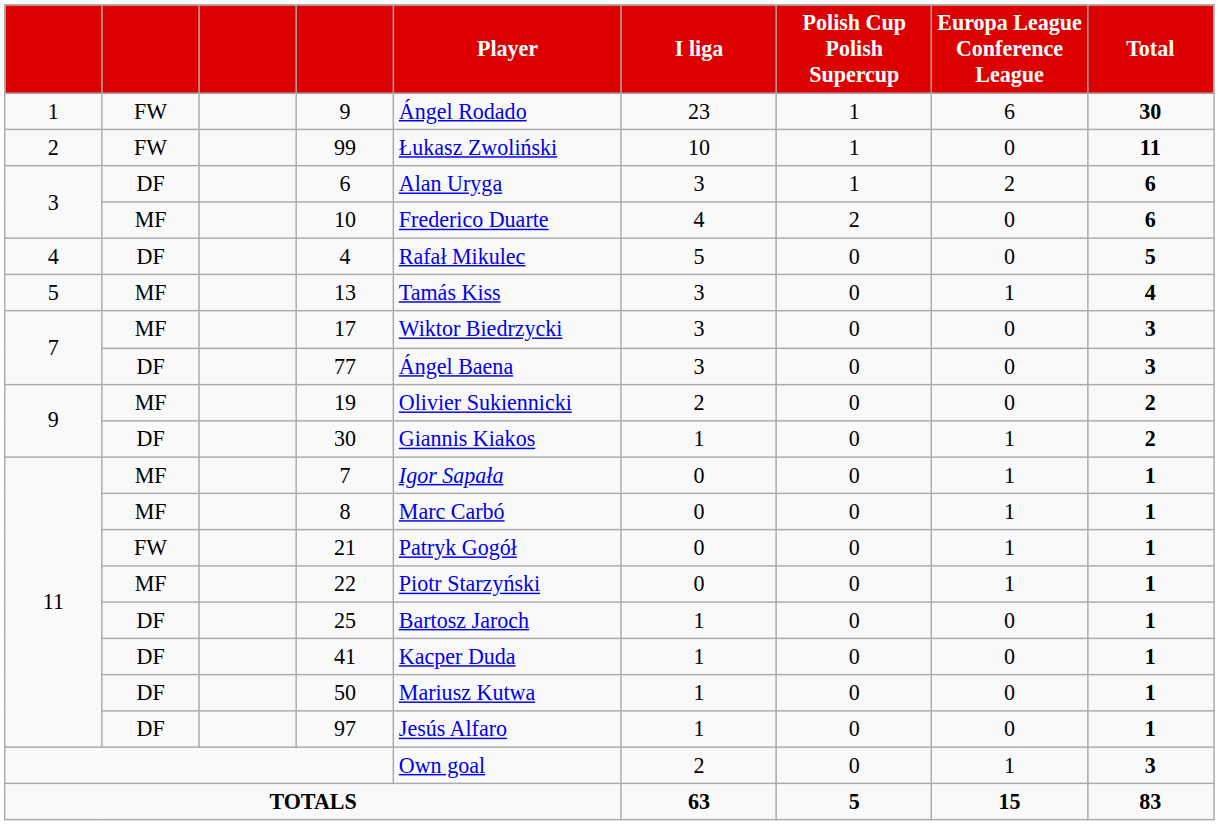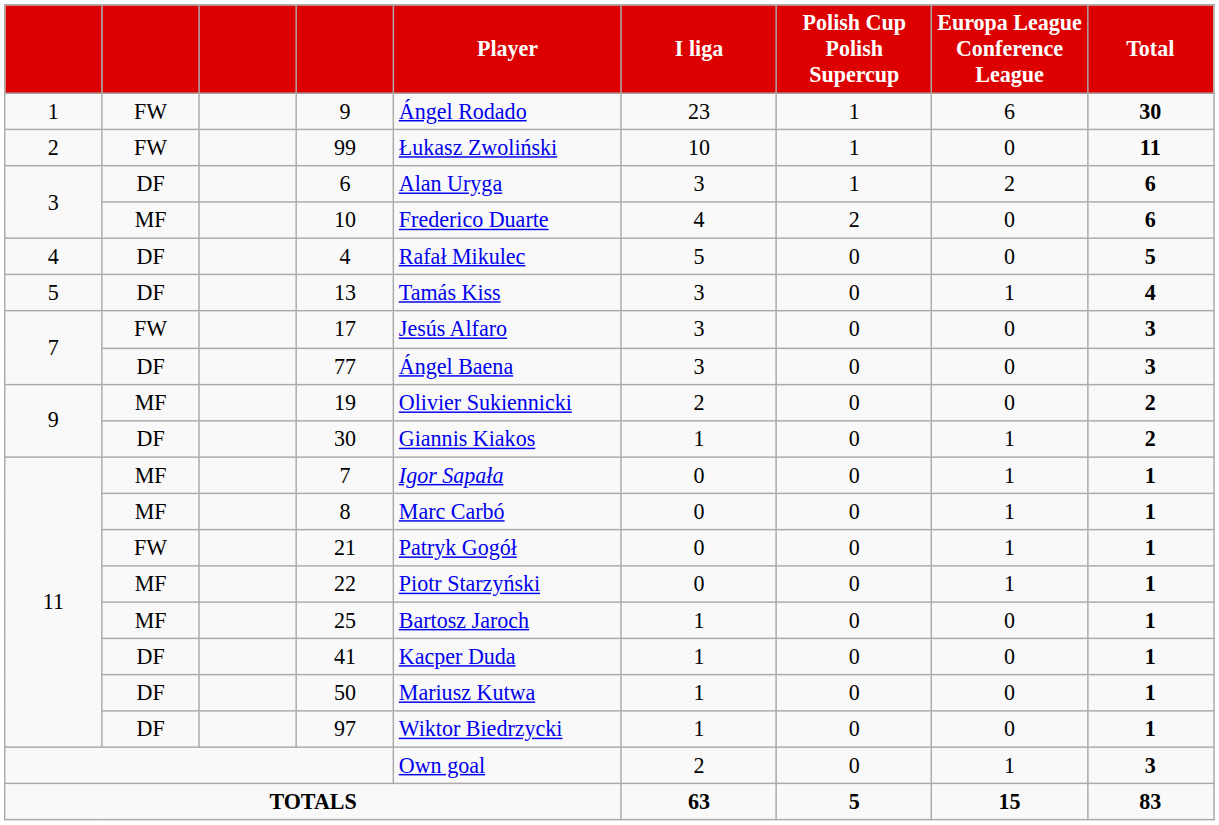(151, 293) MF -> (151, 293) DF
(151, 329) MF -> (151, 329) FW
(481, 329) Wiktor Biedrzycki -> (453, 329) Jesús Alfaro
(151, 620) DF -> (151, 620) MF
(453, 729) Jesús Alfaro -> (481, 729) Wiktor Biedrzycki
